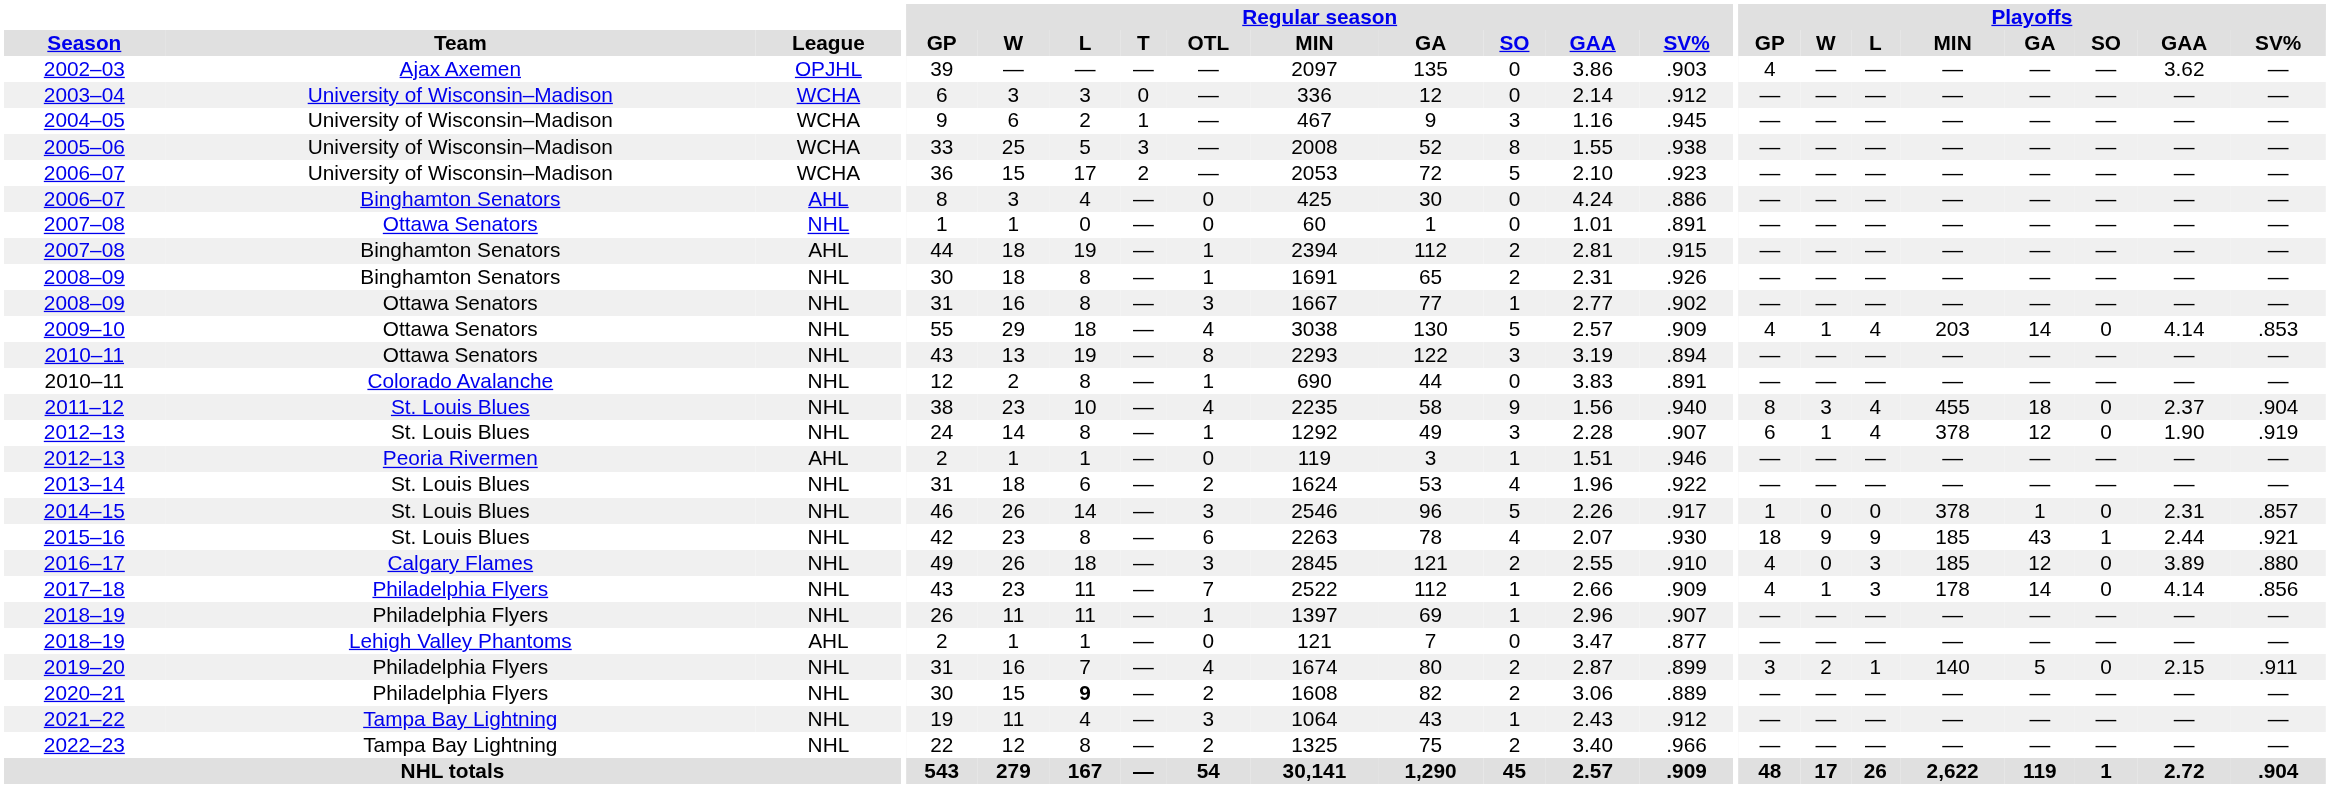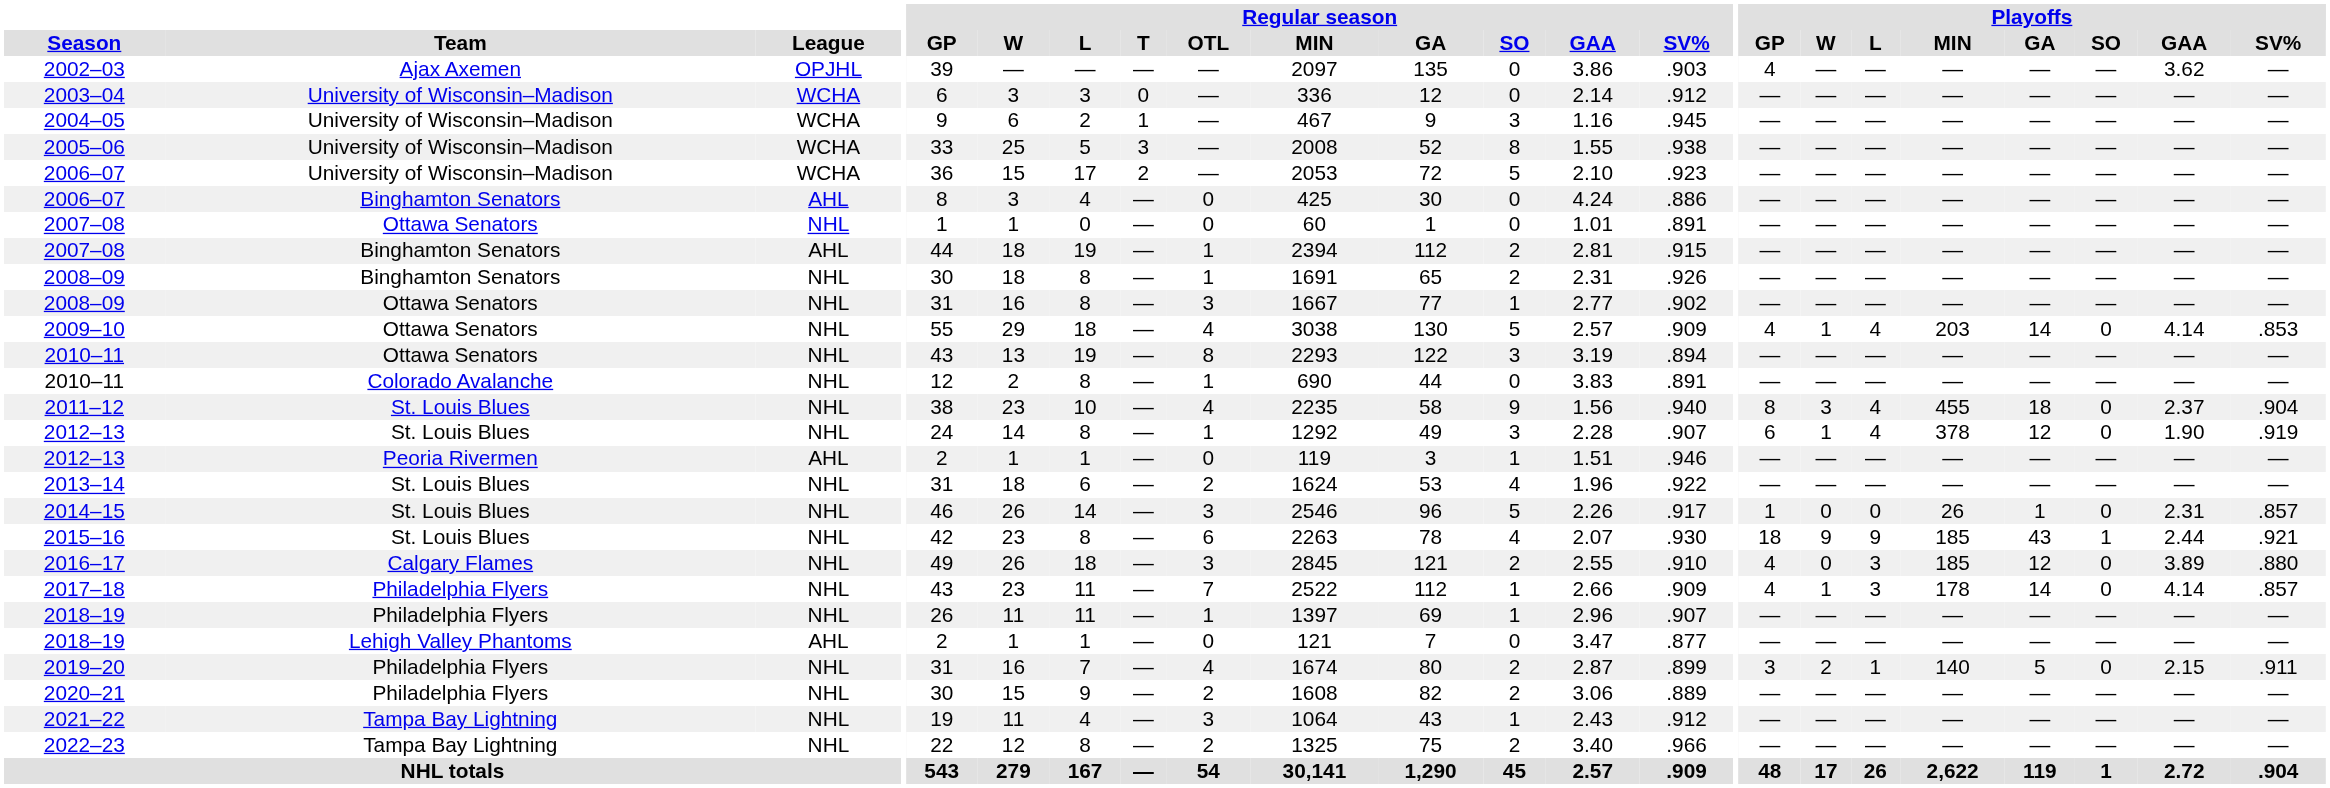(1953, 510) 378 -> (1953, 510) 26
(2278, 588) .856 -> (2278, 588) .857
(1085, 692) bold -> (1085, 692) normal
